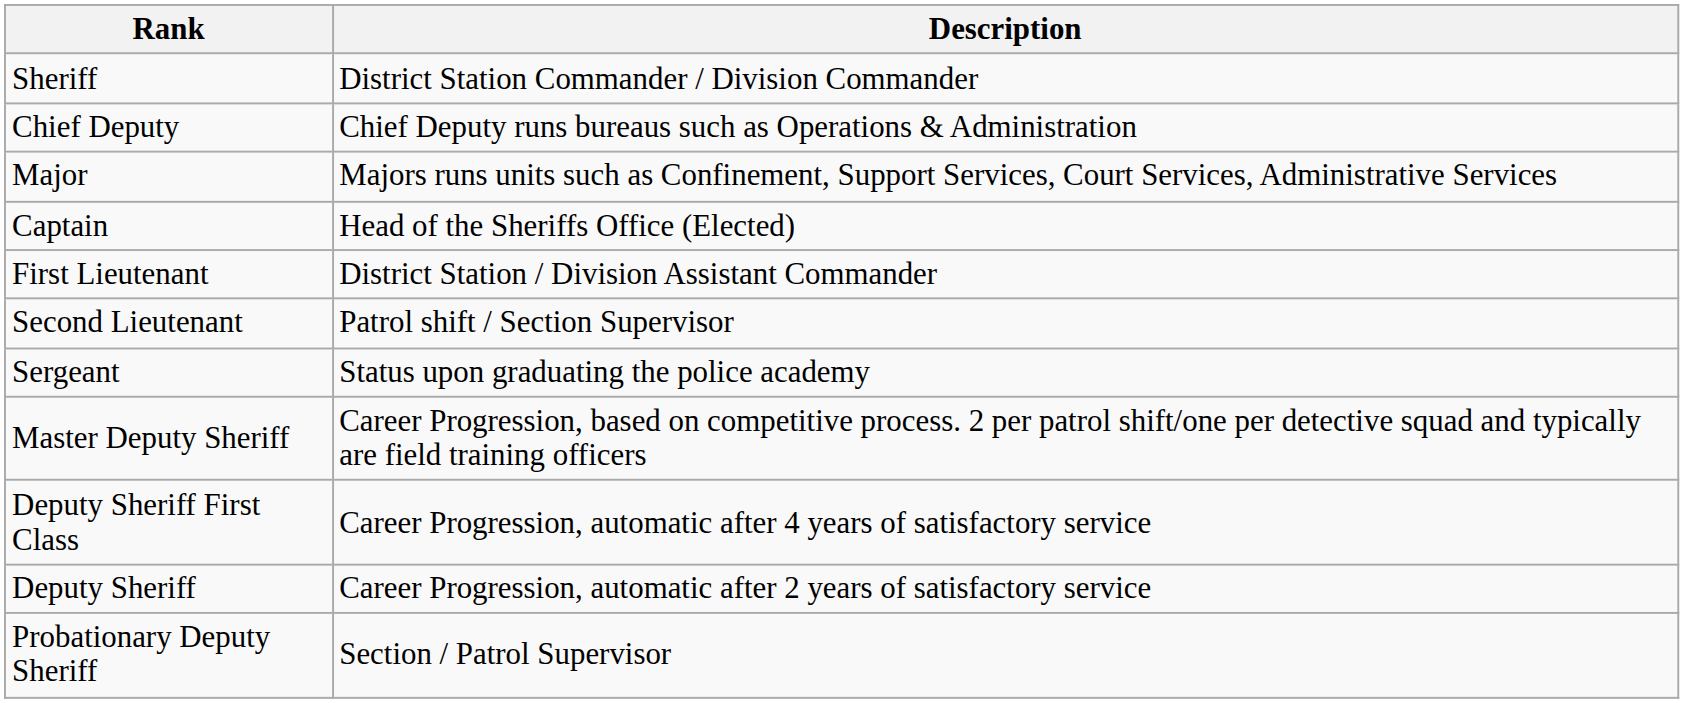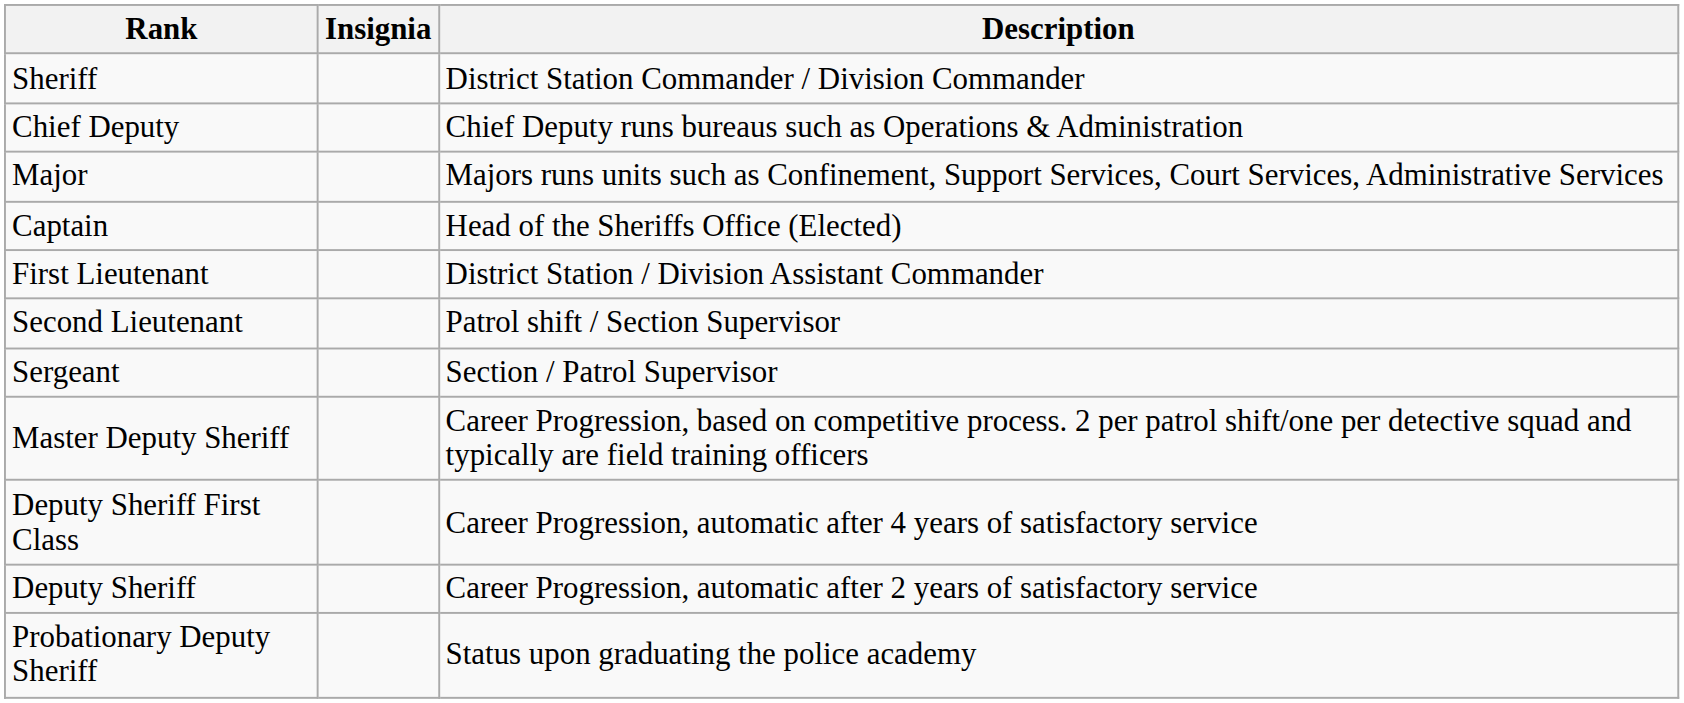+ column: (378, 28)
(605, 371) Status upon graduating the police academy -> (612, 371) Section / Patrol Supervisor
(505, 654) Section / Patrol Supervisor -> (711, 654) Status upon graduating the police academy
